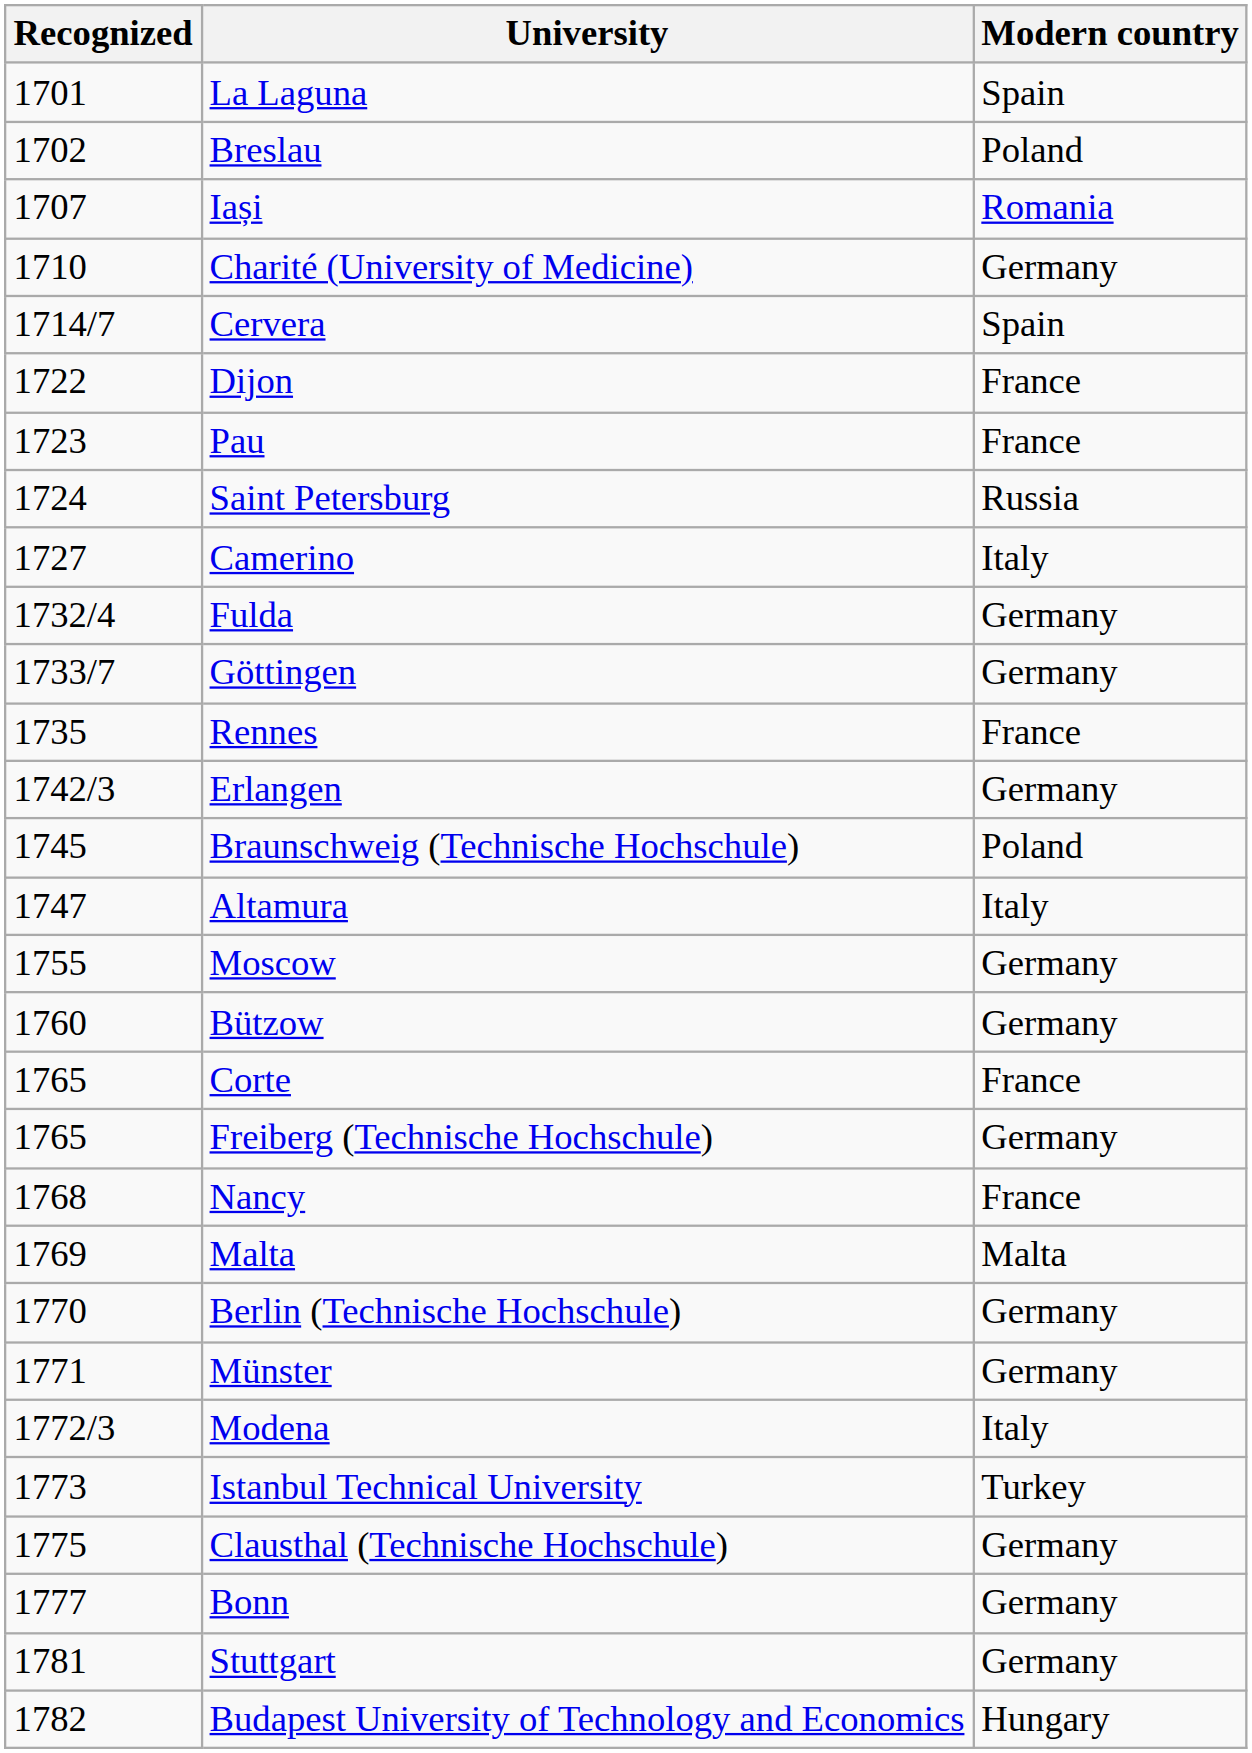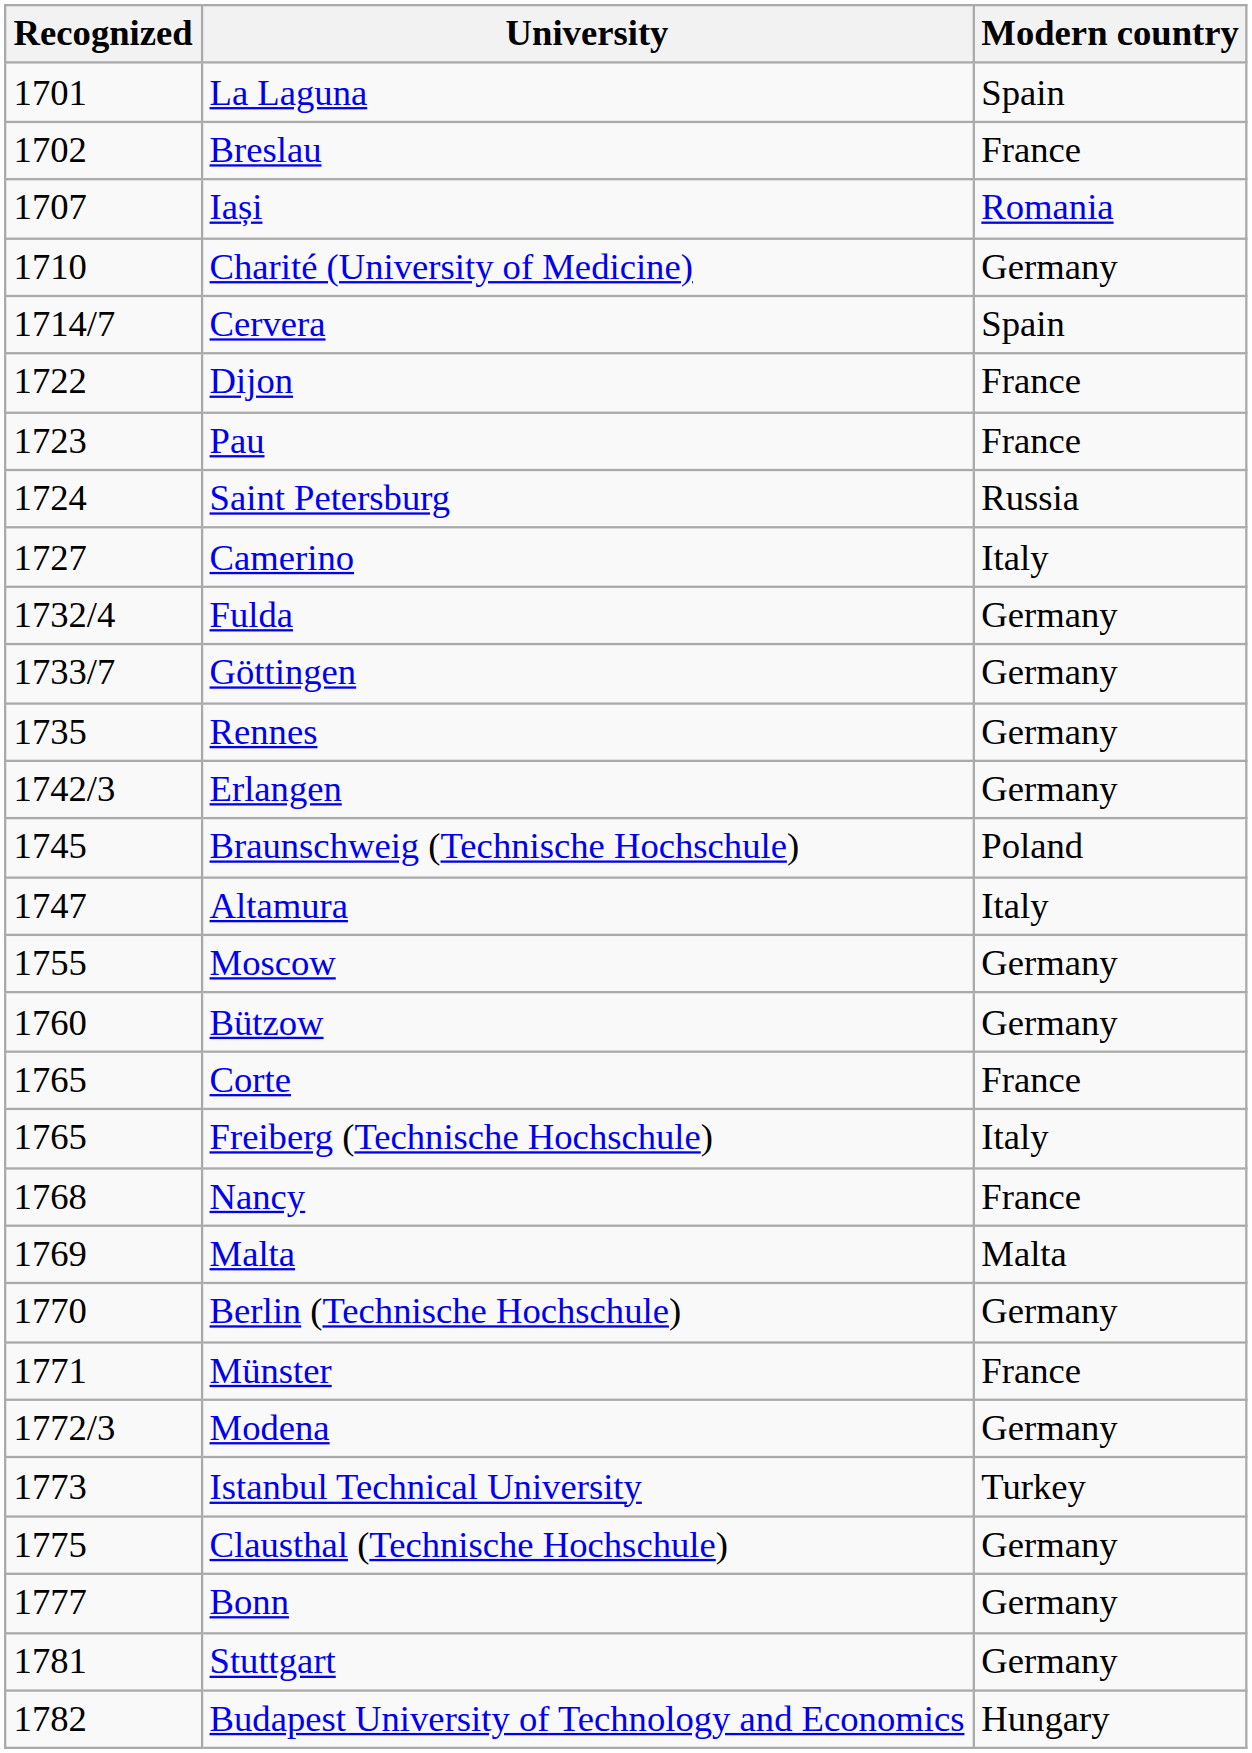(1032, 149) Poland -> (1031, 149) France
(1031, 730) France -> (1049, 730) Germany
(1049, 1137) Germany -> (1015, 1137) Italy
(1049, 1370) Germany -> (1031, 1370) France
(1015, 1428) Italy -> (1049, 1428) Germany
